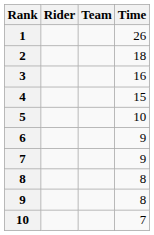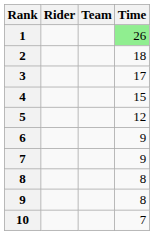(140, 35) no background -> (140, 35) lightgreen background
(140, 76) 16 -> (140, 76) 17
(140, 117) 10 -> (140, 117) 12
